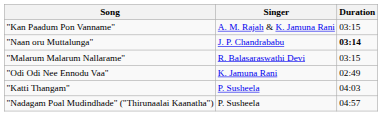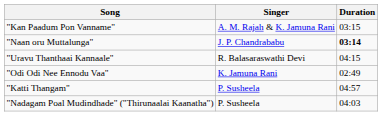- row: (66, 58)
+ row: (60, 58)
(350, 88) 04:03 -> (350, 88) 04:57
(350, 104) 04:57 -> (350, 104) 04:03
